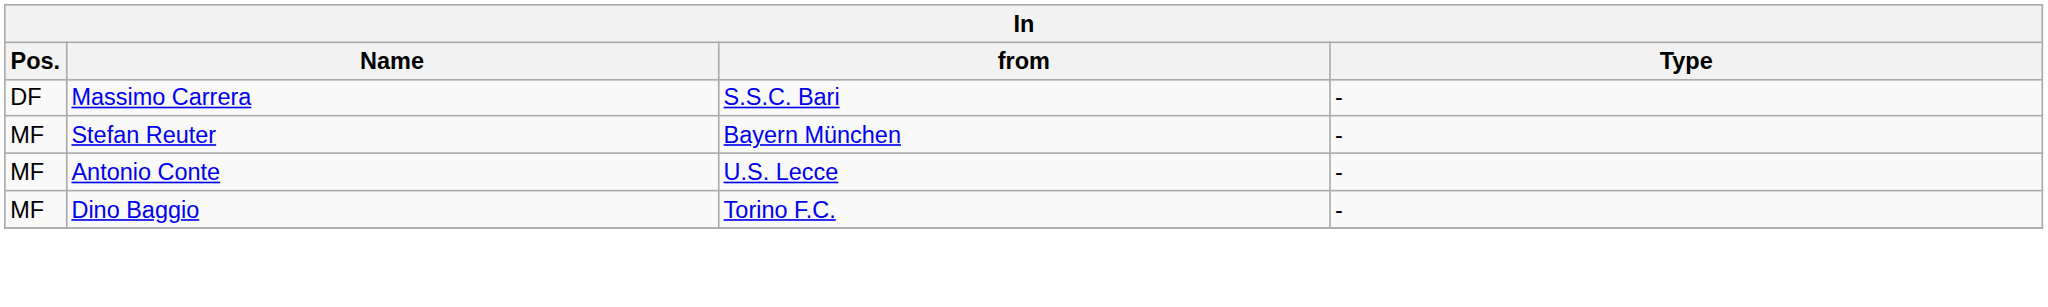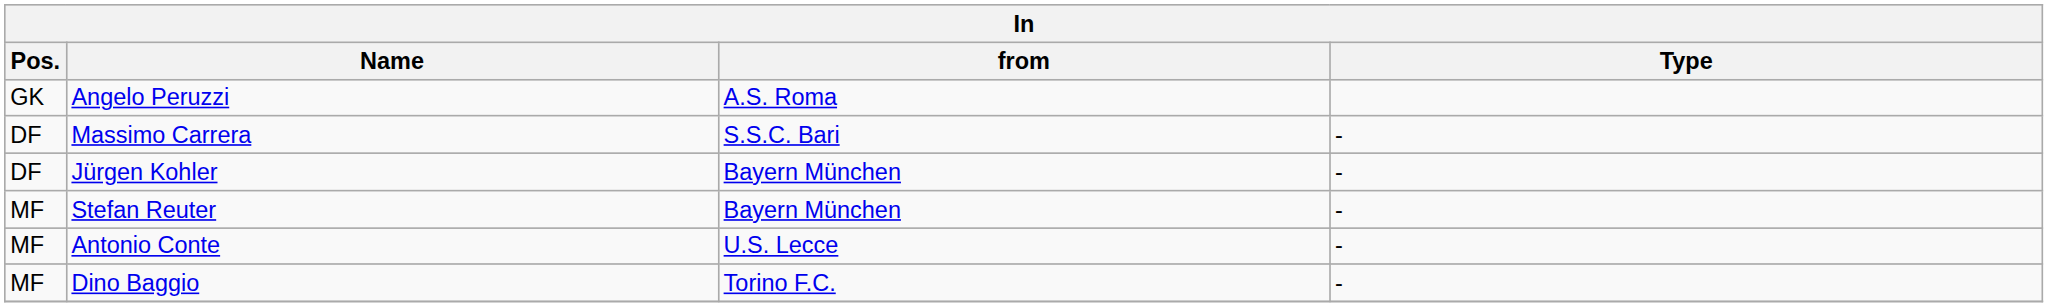+ row: (150, 98)
+ row: (144, 172)
